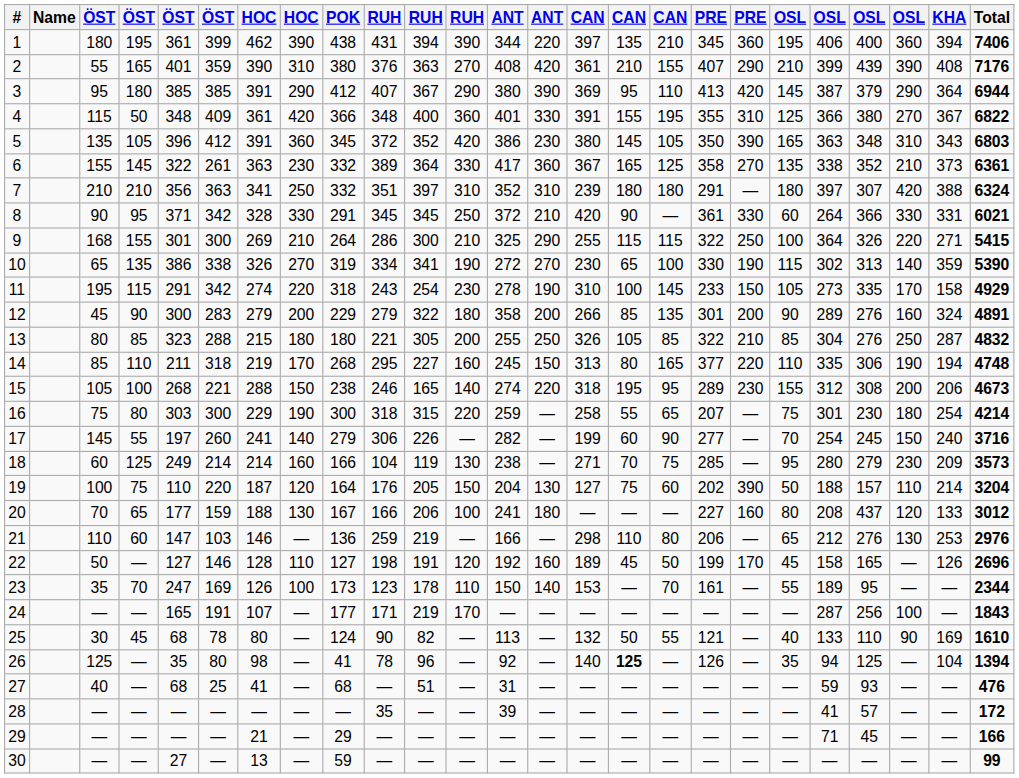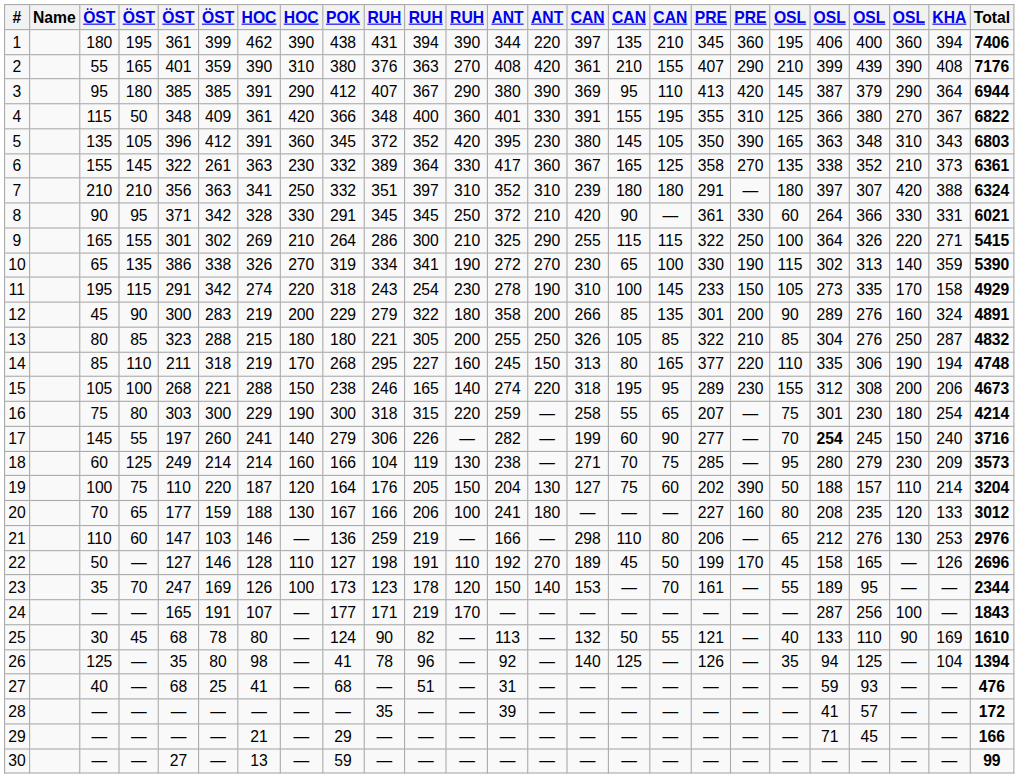(508, 141) 386 -> (508, 141) 395
(99, 241) 168 -> (99, 241) 165
(218, 241) 300 -> (218, 241) 302
(259, 315) 279 -> (259, 315) 219
(830, 439) normal -> (830, 439) bold
(869, 513) 437 -> (869, 513) 235
(467, 563) 120 -> (467, 563) 110
(547, 563) 160 -> (547, 563) 270
(467, 588) 110 -> (467, 588) 120
(629, 662) bold -> (629, 662) normal
